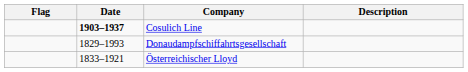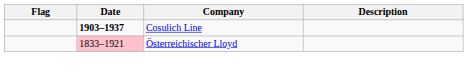- row: (216, 43)
(102, 59) no background -> (102, 43) pink background
